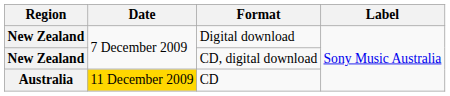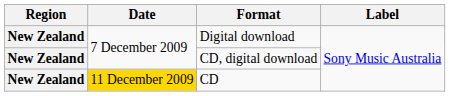(46, 79) Australia -> (46, 79) New Zealand
